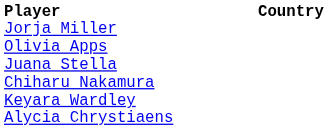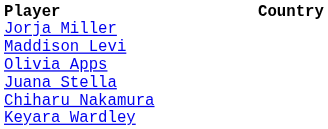+ row: (65, 47)
- row: (89, 119)
